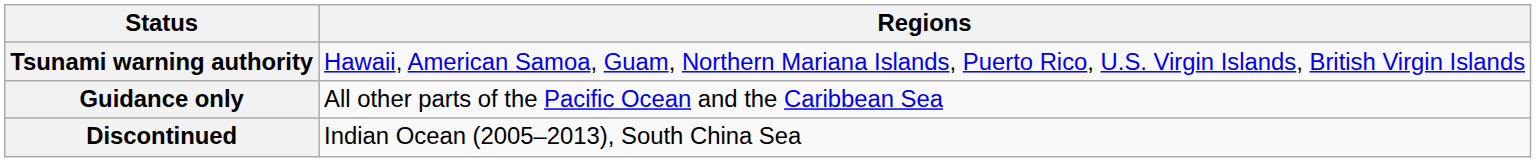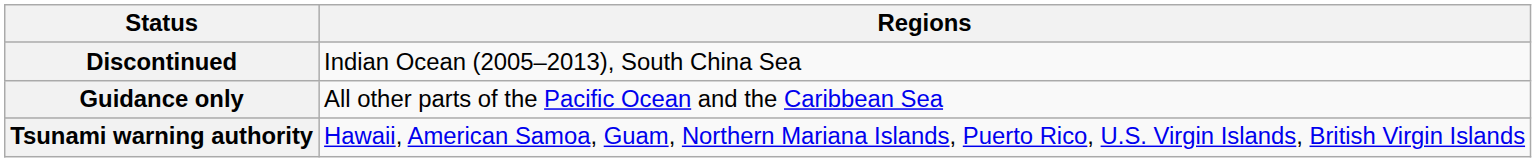rows swapped: (162, 61) <-> (162, 136)
